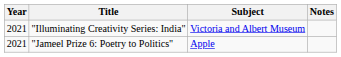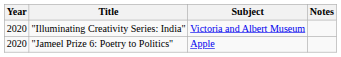(17, 28) 2021 -> (17, 28) 2020
(17, 44) 2021 -> (17, 44) 2020
